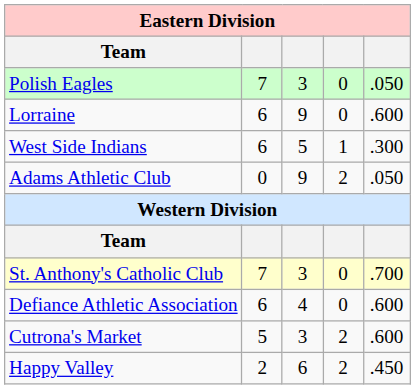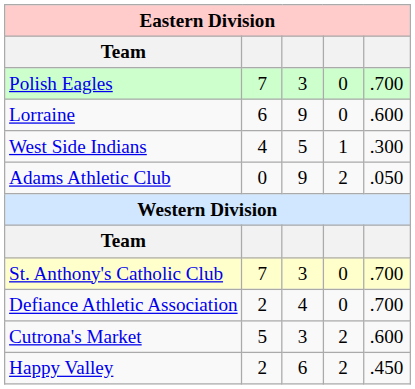(387, 83) .050 -> (387, 83) .700
(262, 146) 6 -> (262, 146) 4
(262, 304) 6 -> (262, 304) 2
(387, 304) .600 -> (387, 304) .700
